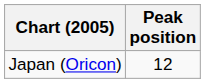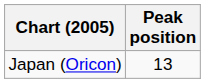(163, 64) 12 -> (163, 64) 13
